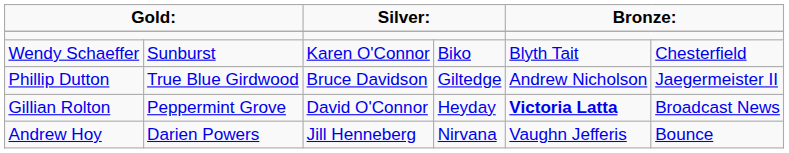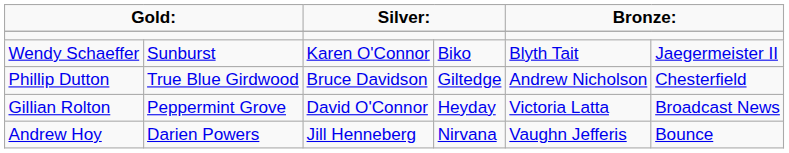(701, 53) Chesterfield -> (717, 53) Jaegermeister II
(717, 80) Jaegermeister II -> (701, 80) Chesterfield
(563, 107) bold -> (559, 107) normal
